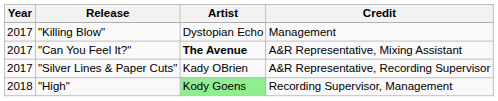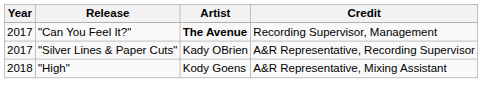- row: (71, 31)
(365, 50) A&R Representative, Mixing Assistant -> (345, 31) Recording Supervisor, Management
(214, 86) lightgreen background -> (214, 68) no background
(361, 86) Recording Supervisor, Management -> (350, 68) A&R Representative, Mixing Assistant
